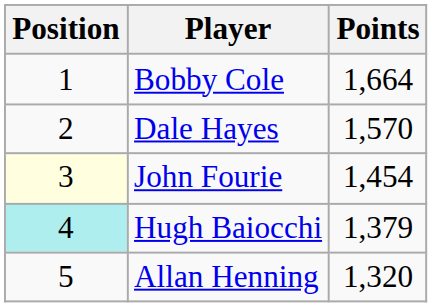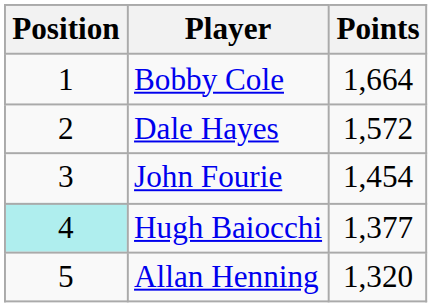(378, 128) 1,570 -> (378, 128) 1,572
(66, 177) lightyellow background -> (66, 177) no background
(378, 227) 1,379 -> (378, 227) 1,377
